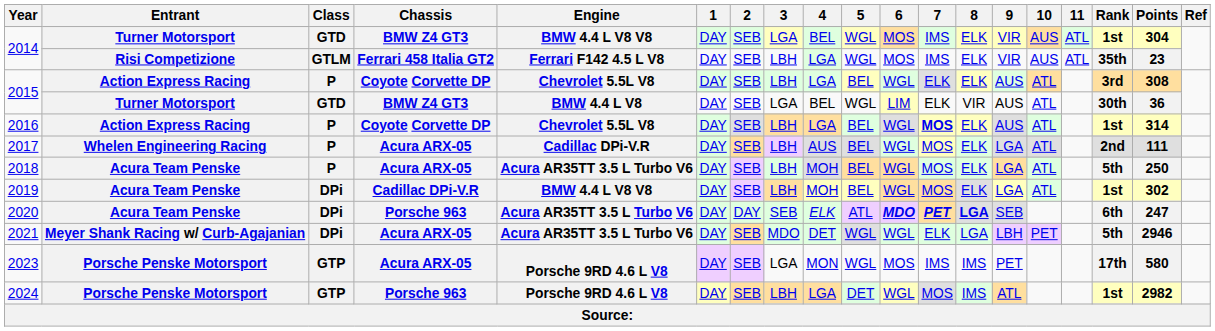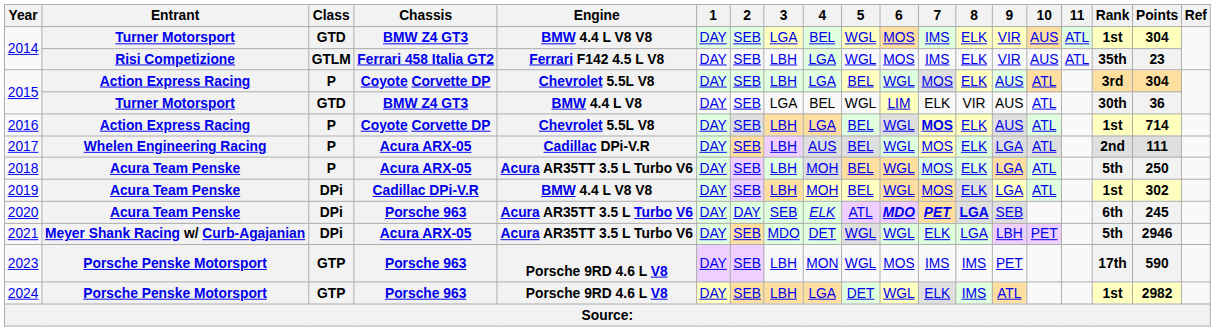(937, 81) ELK -> (937, 81) MOS
(1157, 81) 308 -> (1157, 81) 304
(1157, 125) 314 -> (1157, 125) 714
(1157, 212) 247 -> (1157, 212) 245
(426, 264) Acura ARX-05 -> (426, 264) Porsche 963
(784, 264) LGA -> (784, 264) LBH
(1157, 264) 580 -> (1157, 264) 590
(937, 293) MOS -> (937, 293) ELK
